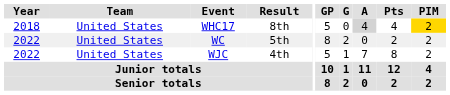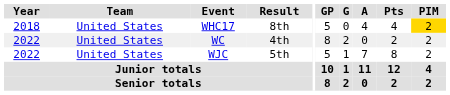(365, 26) lightgrey background -> (365, 26) no background
(279, 40) 5th -> (279, 40) 4th
(279, 55) 4th -> (279, 55) 5th
